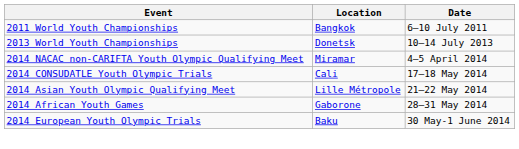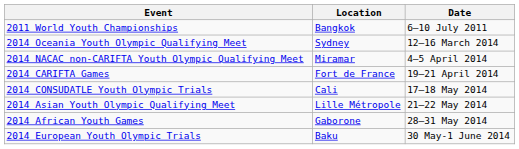- row: (92, 43)
+ row: (127, 43)
+ row: (58, 74)
